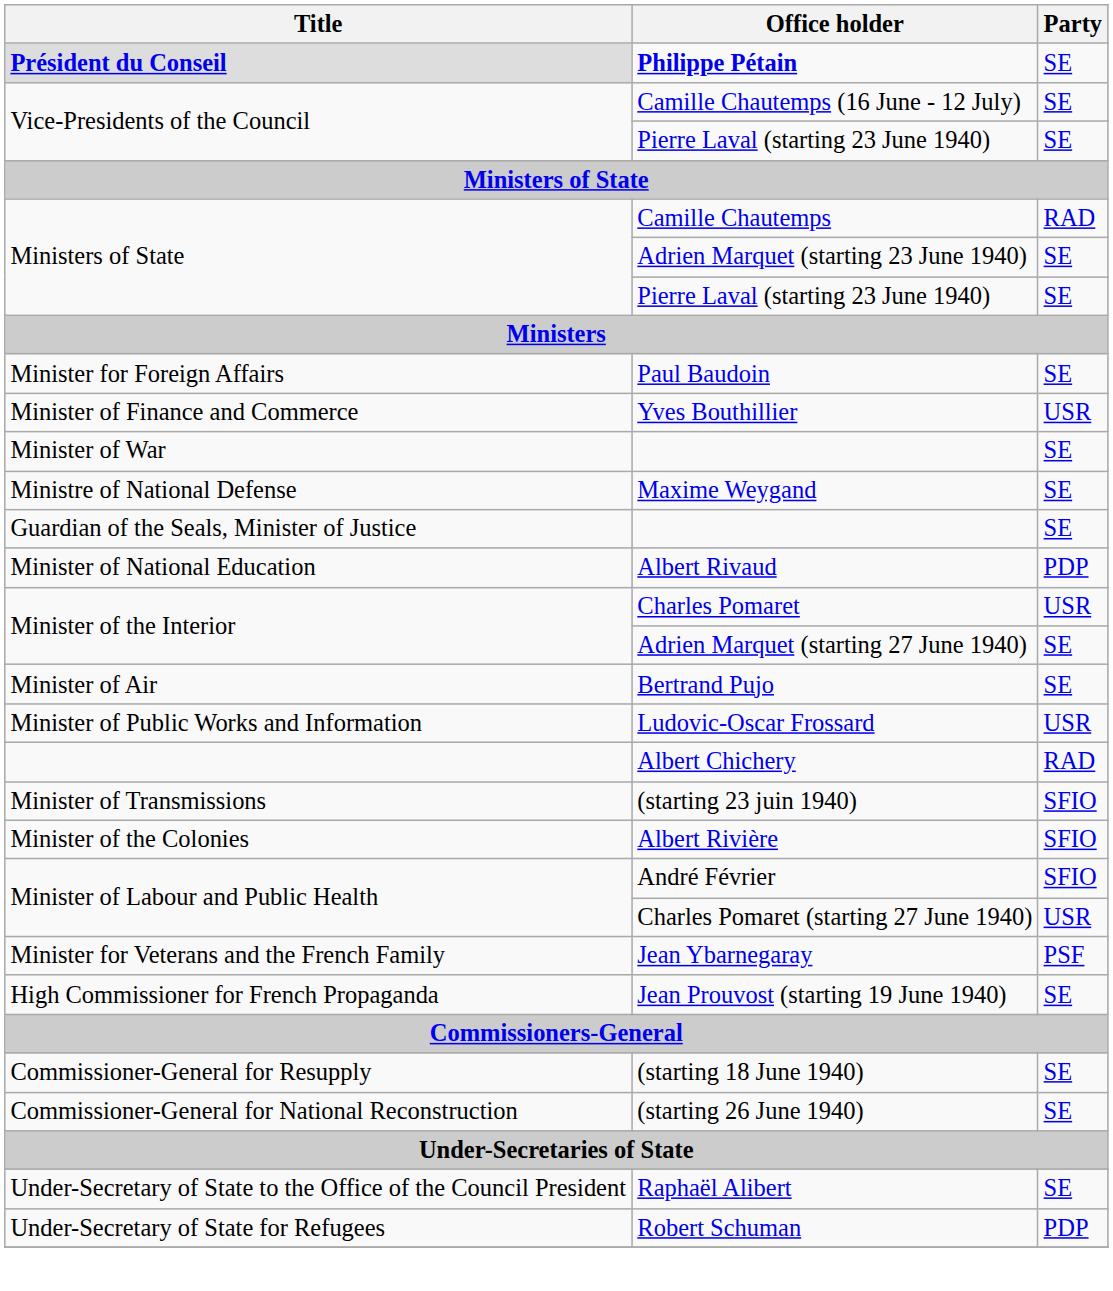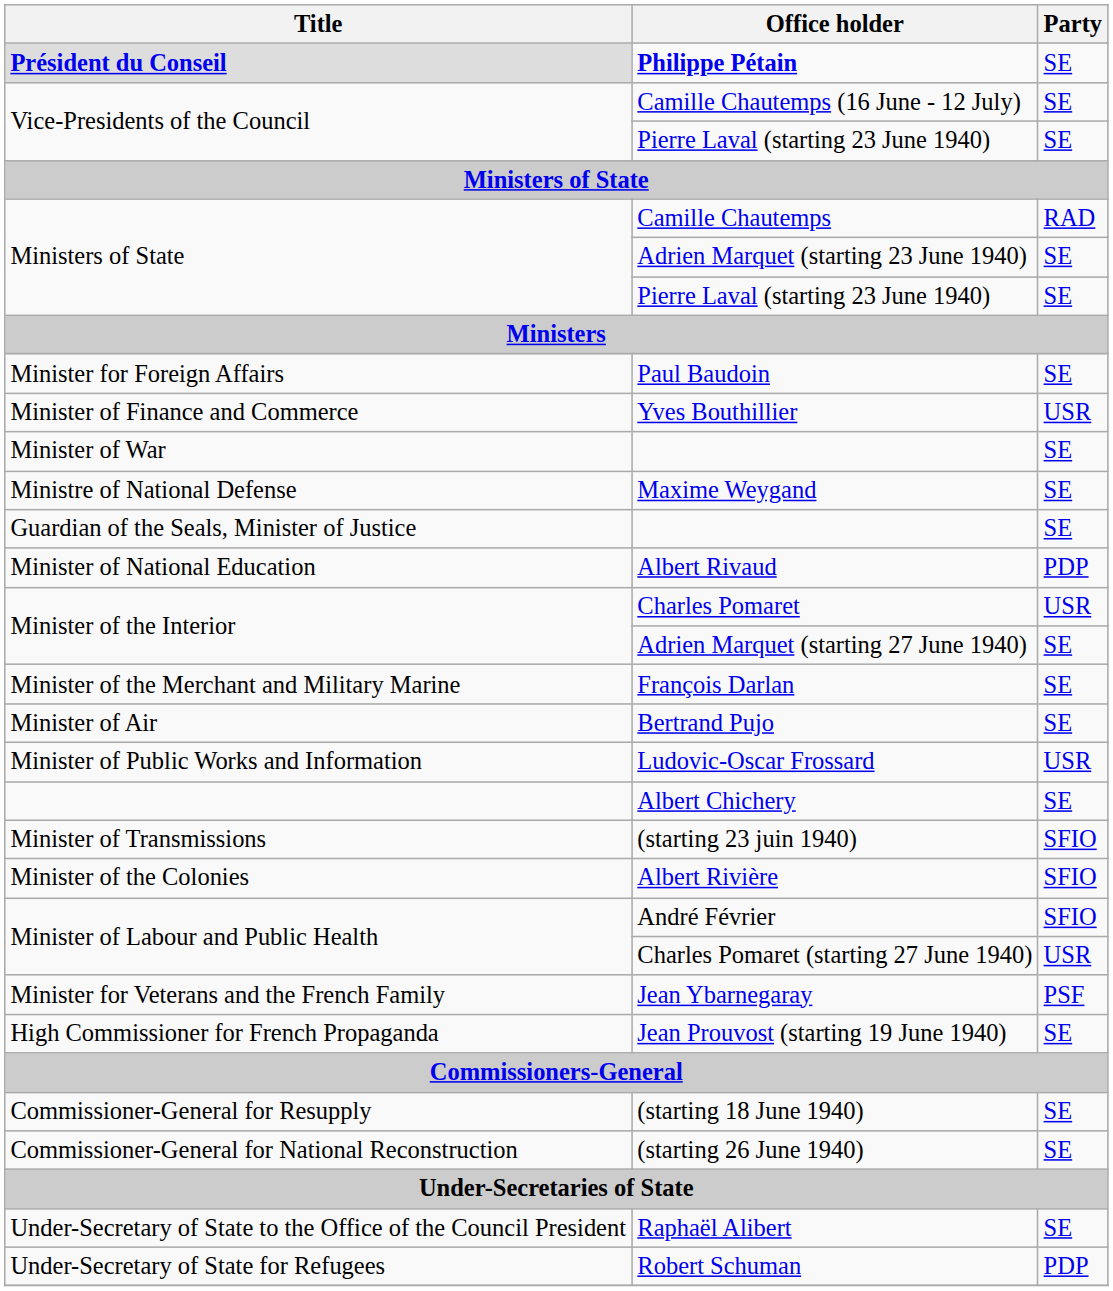+ row: (235, 683)
(1069, 761) RAD -> (1058, 800) SE
